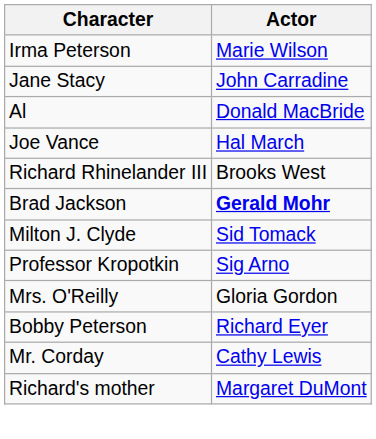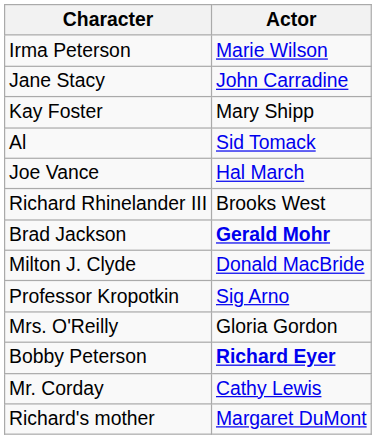+ row: (56, 111)
(290, 111) Donald MacBride -> (266, 142) Sid Tomack
(266, 234) Sid Tomack -> (290, 265) Donald MacBride
(272, 326) normal -> (276, 357) bold
